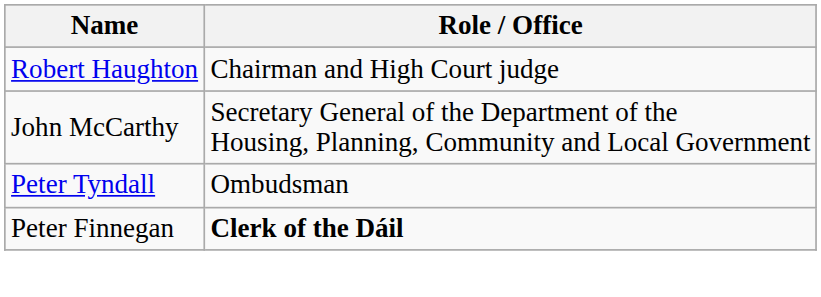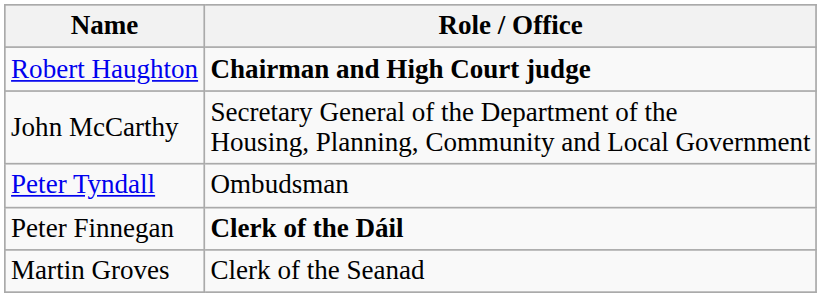(385, 68) normal -> (401, 68) bold
+ row: (90, 270)
